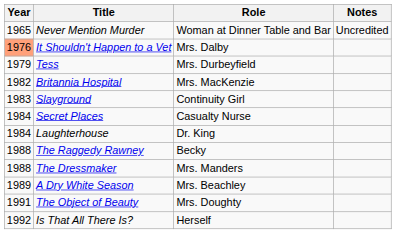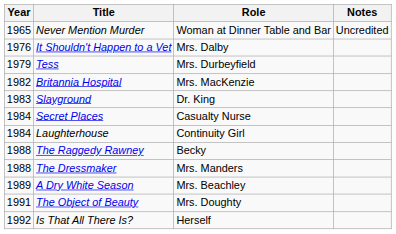(19, 47) lightsalmon background -> (19, 47) no background
(211, 99) Continuity Girl -> (196, 99) Dr. King
(196, 133) Dr. King -> (211, 133) Continuity Girl
